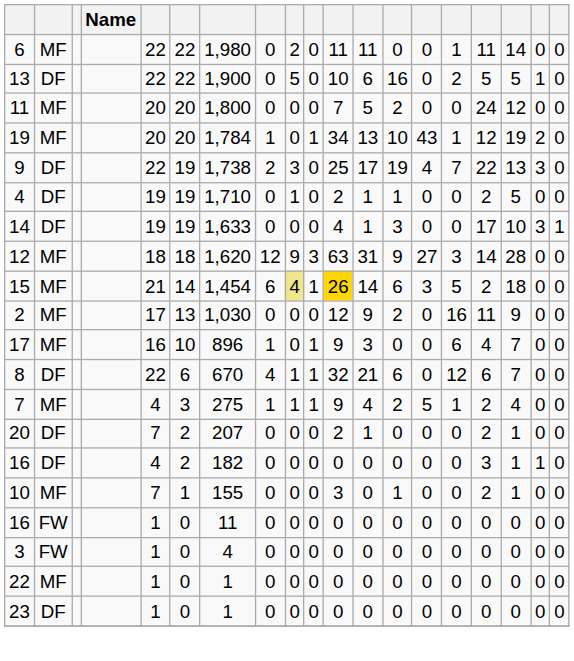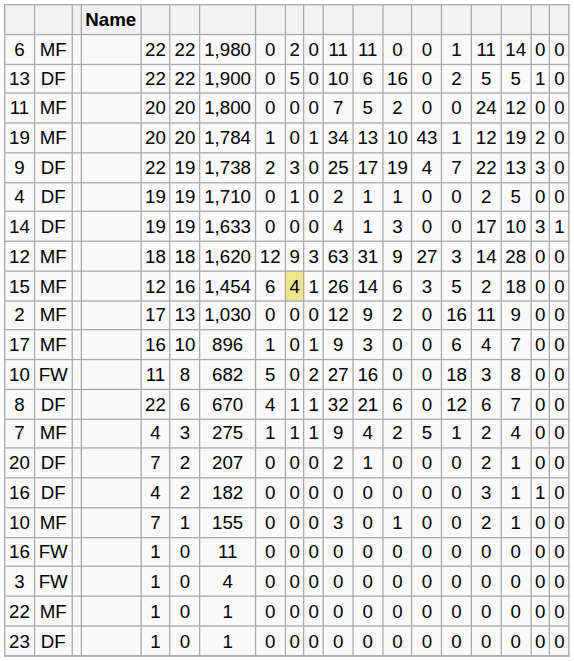(155, 286) 21 -> (155, 286) 12
(185, 286) 14 -> (185, 286) 16
(338, 286) gold background -> (338, 286) no background
+ row: (19, 375)
